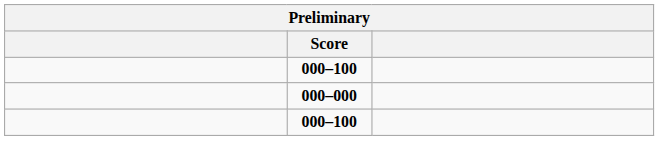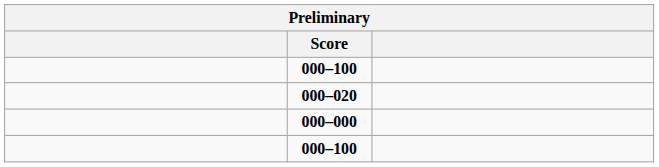+ row: (146, 96)
